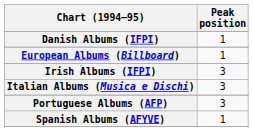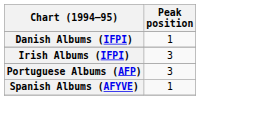- row: (101, 55)
- row: (101, 87)
